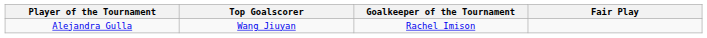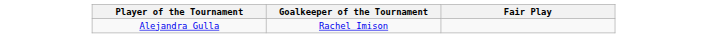- column: (266, 12)
